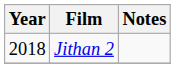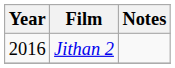(27, 48) 2018 -> (27, 48) 2016
